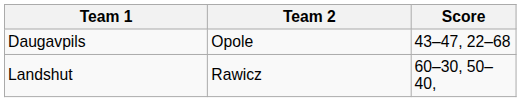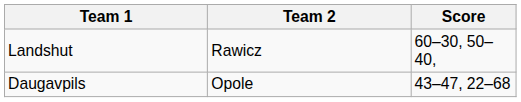rows swapped: (40, 75) <-> (47, 41)
